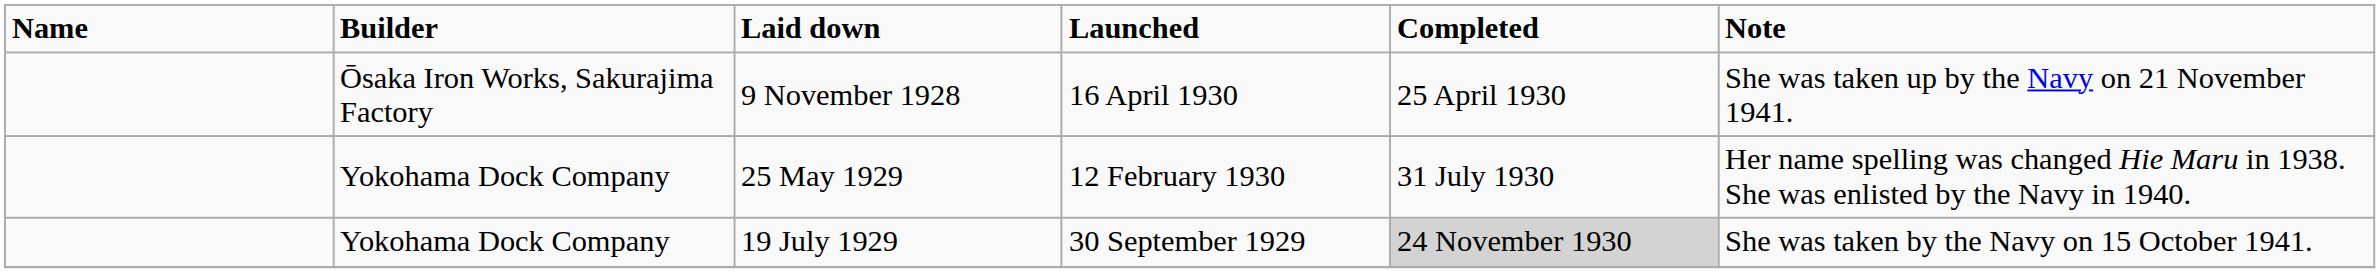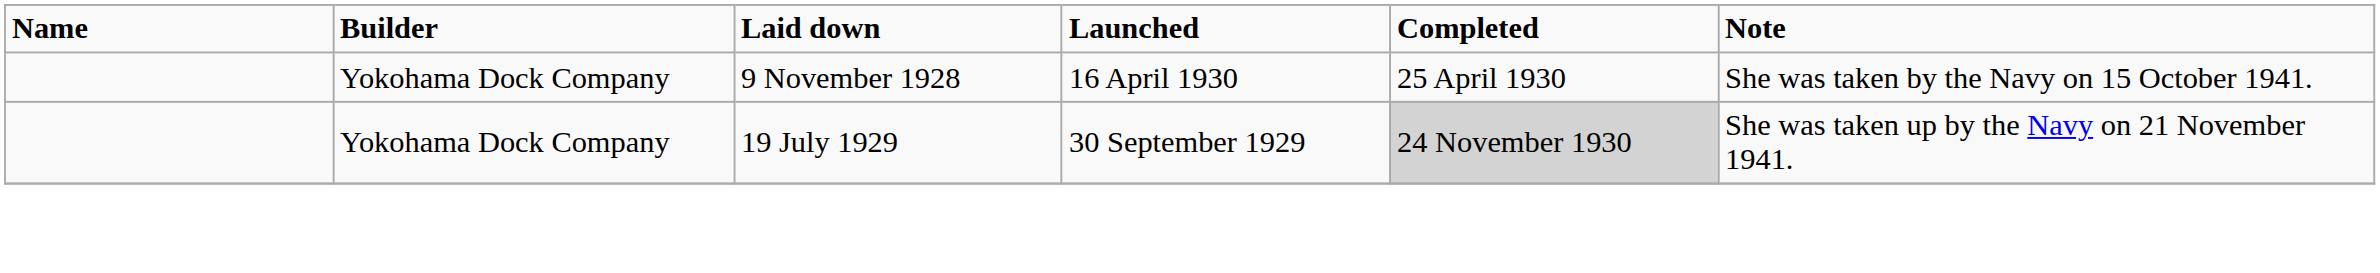(527, 93) Ōsaka Iron Works, Sakurajima Factory -> (505, 76) Yokohama Dock Company
(2015, 93) She was taken up by the Navy on 21 November 1941. -> (2019, 76) She was taken by the Navy on 15 October 1941.
- row: (822, 176)
(2019, 241) She was taken by the Navy on 15 October 1941. -> (2015, 142) She was taken up by the Navy on 21 November 1941.
